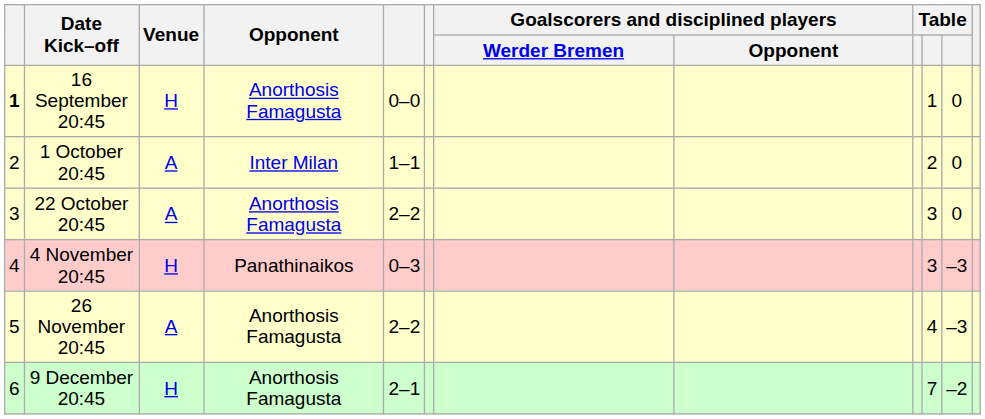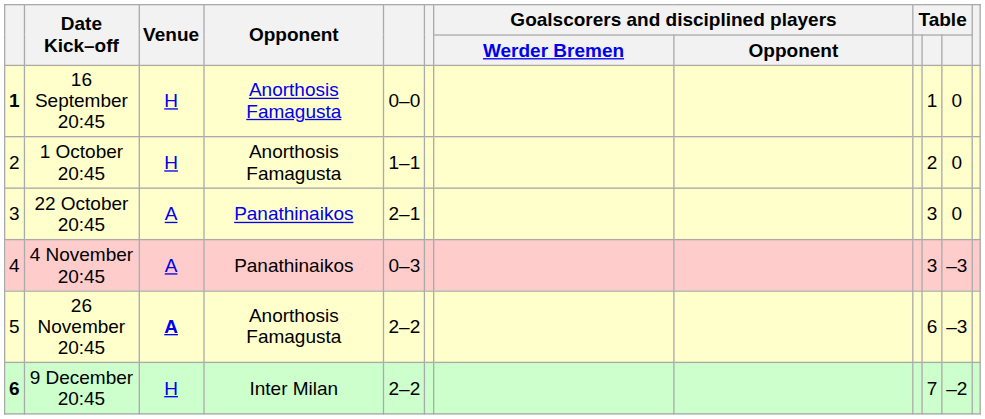(171, 163) A -> (171, 163) H
(294, 163) Inter Milan -> (294, 163) Anorthosis Famagusta
(294, 214) Anorthosis Famagusta -> (294, 214) Panathinaikos
(404, 214) 2–2 -> (404, 214) 2–1
(171, 265) H -> (171, 265) A
(171, 327) normal -> (171, 327) bold
(932, 327) 4 -> (932, 327) 6
(14, 389) normal -> (14, 389) bold
(294, 389) Anorthosis Famagusta -> (294, 389) Inter Milan
(404, 389) 2–1 -> (404, 389) 2–2
